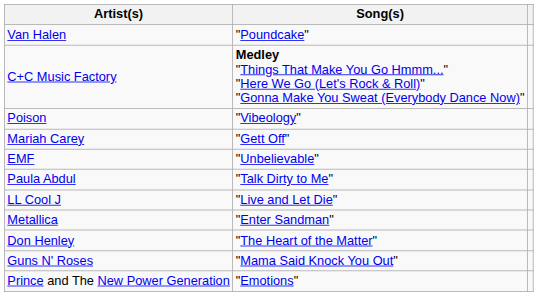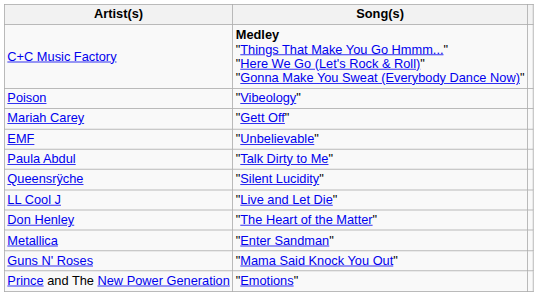- row: (37, 34)
+ row: (45, 179)
rows swapped: (33, 220) <-> (41, 240)
